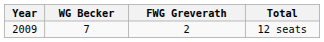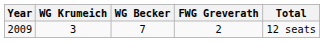+ column: (73, 13)
